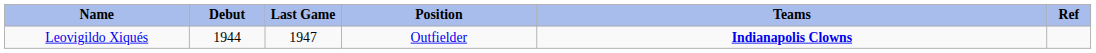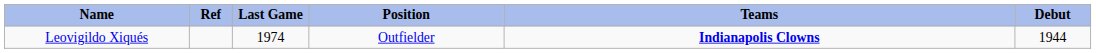columns swapped: (227, 15) <-> (1069, 15)
(303, 37) 1947 -> (271, 37) 1974
